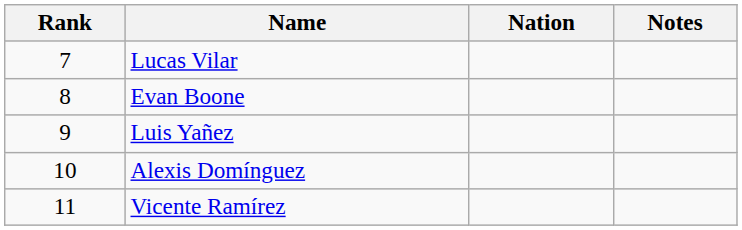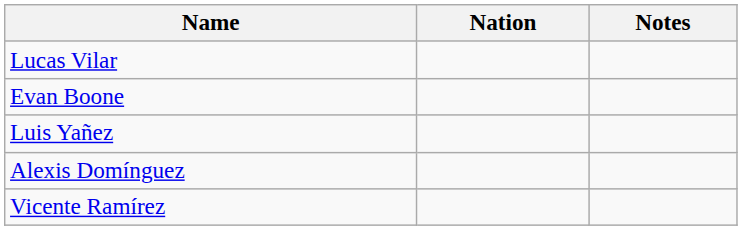- column: (65, 22)
